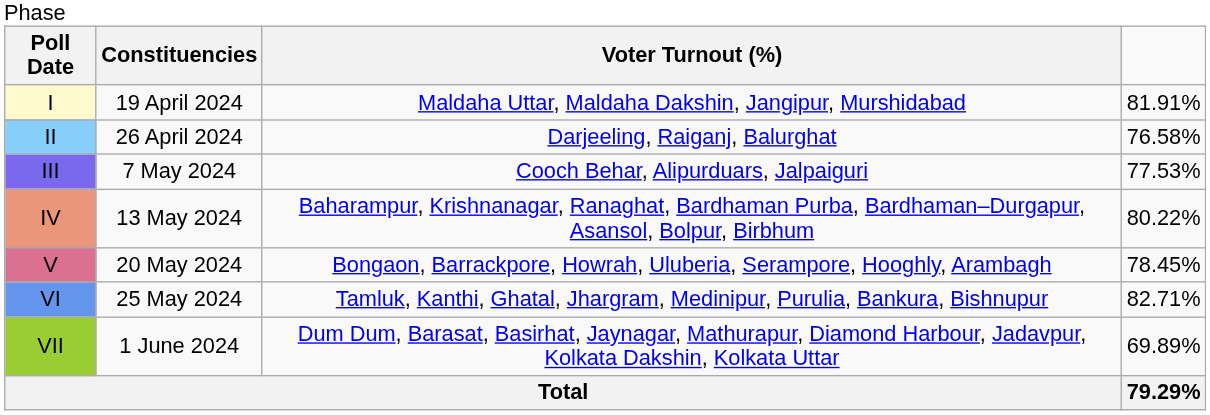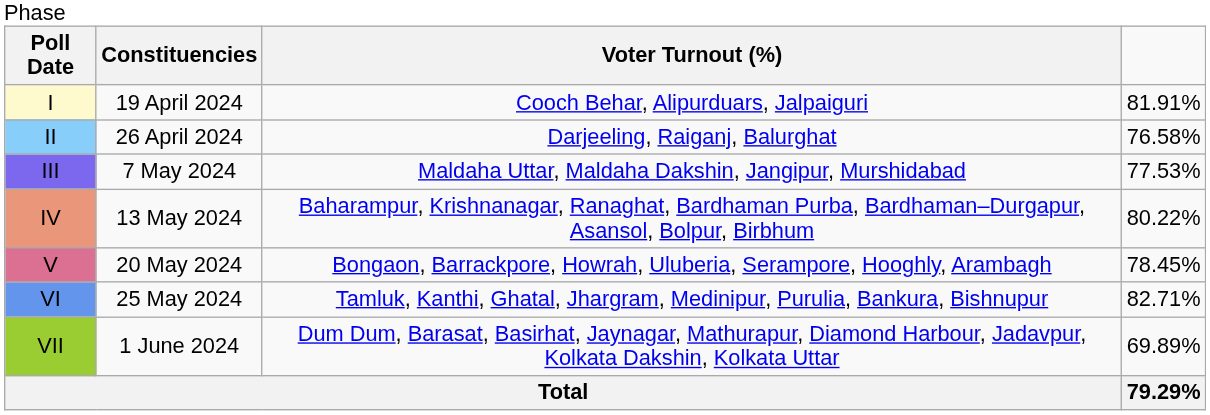(692, 102) Maldaha Uttar, Maldaha Dakshin, Jangipur, Murshidabad -> (692, 102) Cooch Behar, Alipurduars, Jalpaiguri
(692, 171) Cooch Behar, Alipurduars, Jalpaiguri -> (692, 171) Maldaha Uttar, Maldaha Dakshin, Jangipur, Murshidabad
